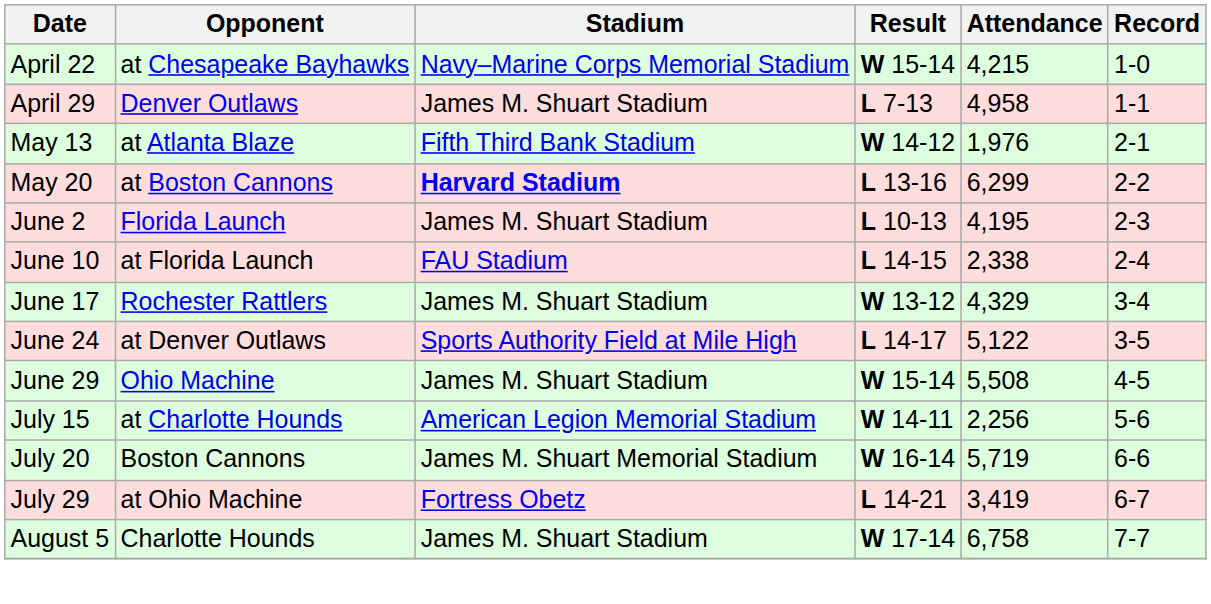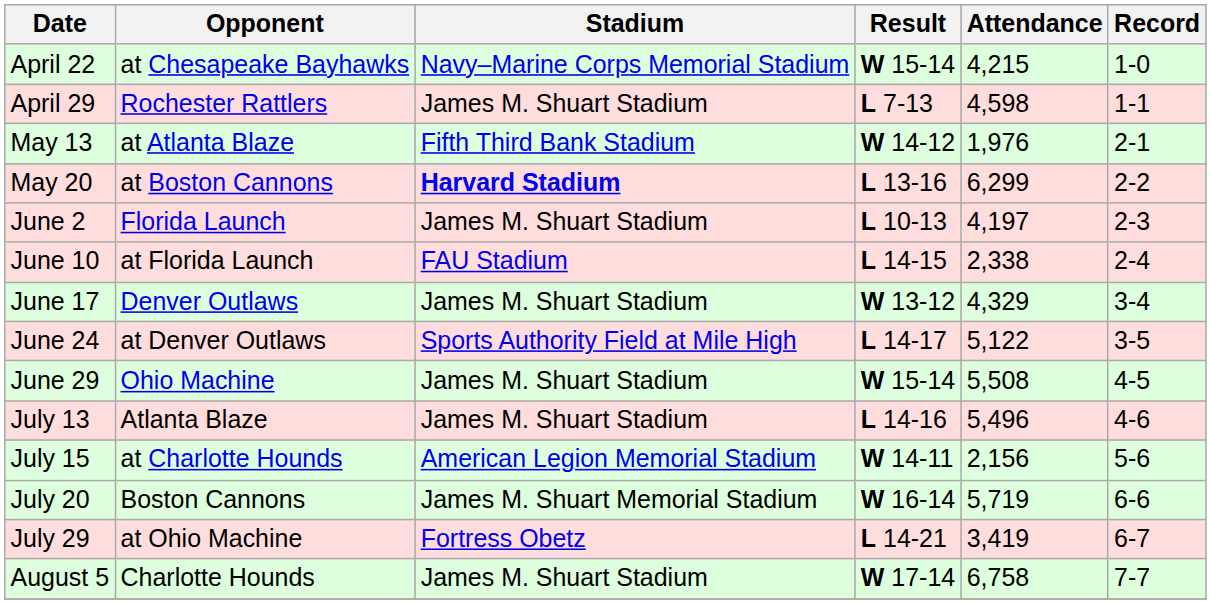(209, 103) Denver Outlaws -> (224, 103) Rochester Rattlers
(998, 103) 4,958 -> (998, 103) 4,598
(998, 222) 4,195 -> (998, 222) 4,197
(224, 301) Rochester Rattlers -> (209, 301) Denver Outlaws
+ row: (50, 420)
(998, 420) 2,256 -> (998, 459) 2,156
